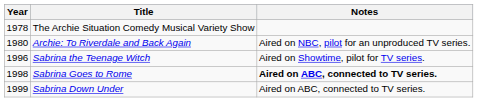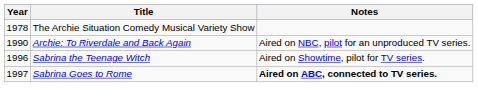(17, 43) 1980 -> (17, 43) 1990
(17, 74) 1998 -> (17, 74) 1997
- row: (78, 89)
